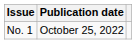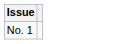- column: (82, 13)
